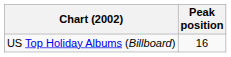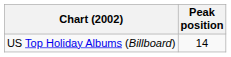(202, 43) 16 -> (202, 43) 14
